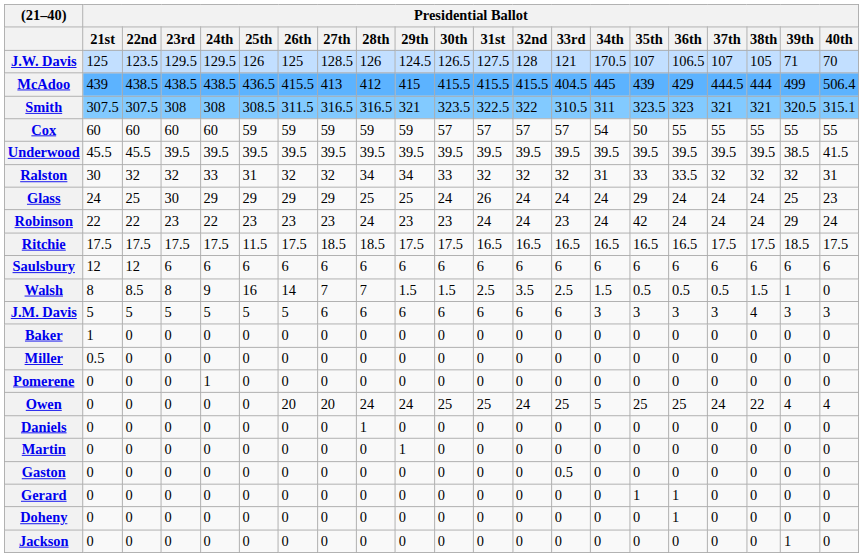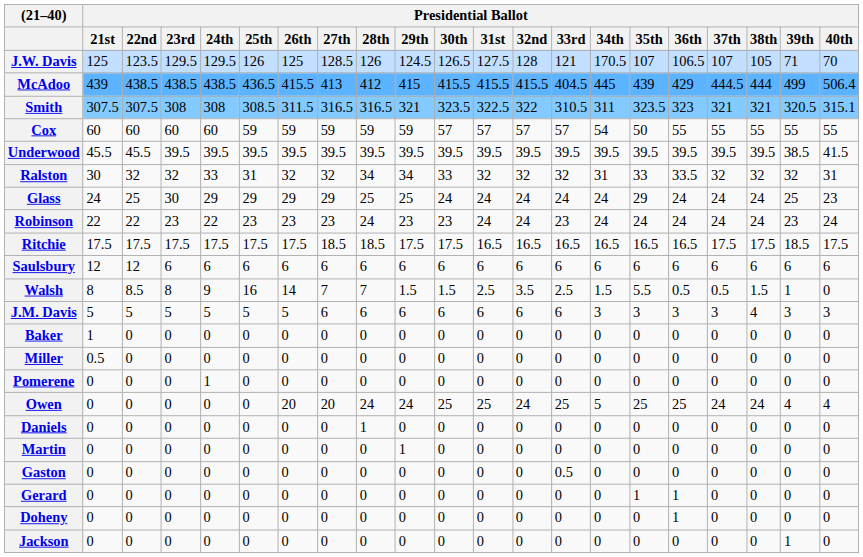(484, 198) 26 -> (484, 198) 24
(640, 221) 42 -> (640, 221) 24
(791, 221) 29 -> (791, 221) 23
(255, 244) 11.5 -> (255, 244) 17.5
(642, 289) 0.5 -> (642, 289) 5.5
(757, 404) 22 -> (757, 404) 24
